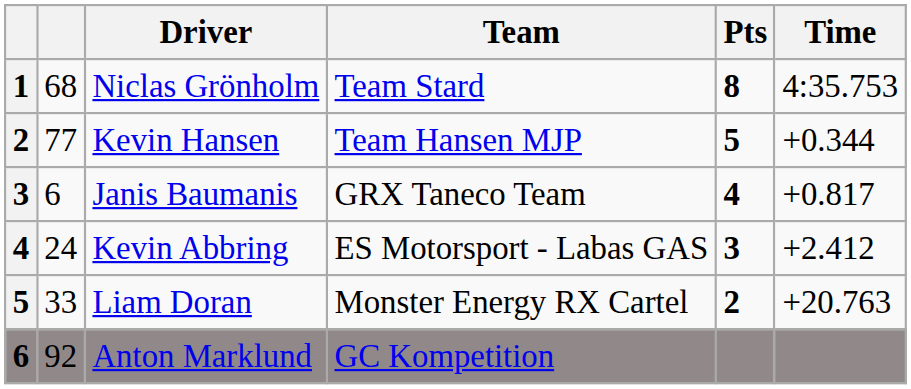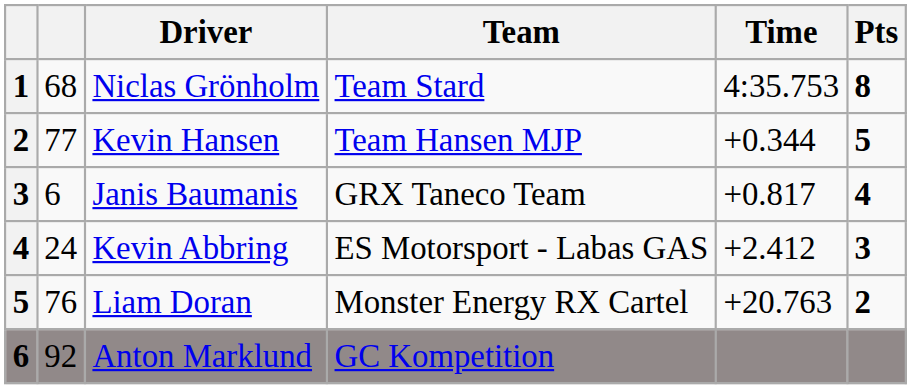columns swapped: (840, 31) <-> (745, 31)
(61, 302) 33 -> (61, 302) 76
